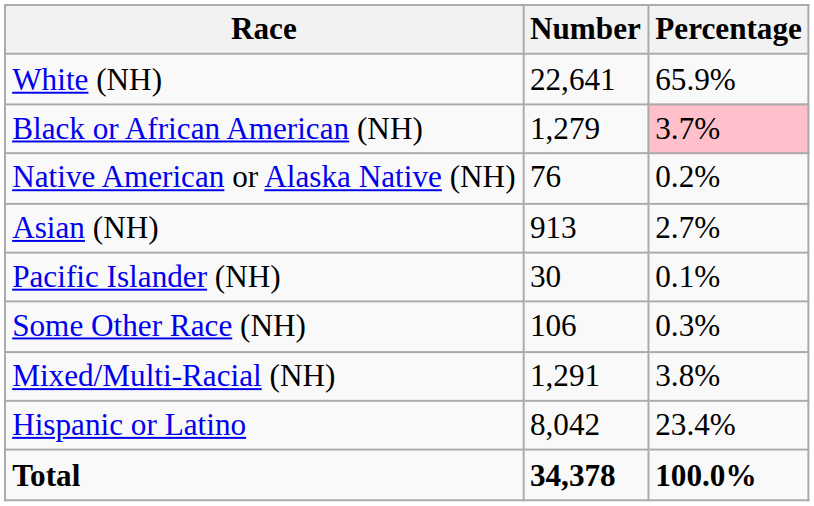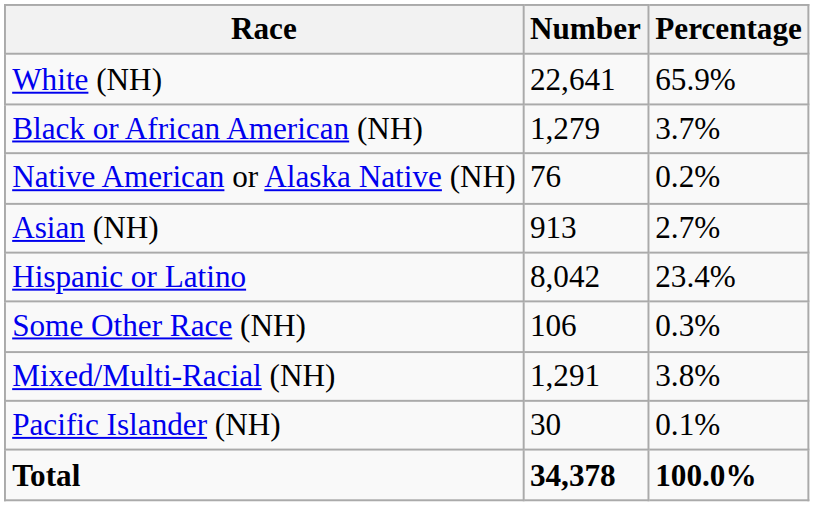(688, 128) pink background -> (688, 128) no background
rows swapped: (146, 276) <-> (129, 425)
